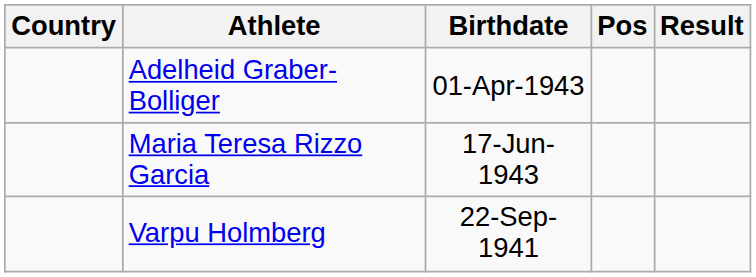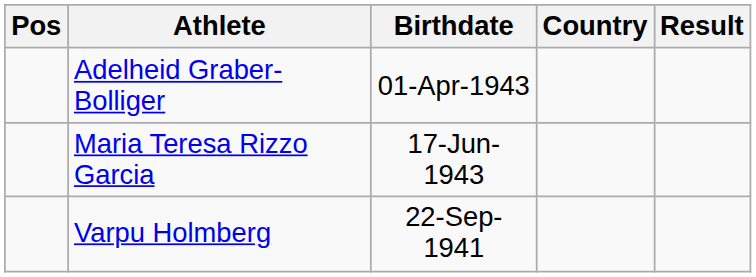columns swapped: (622, 26) <-> (64, 26)
